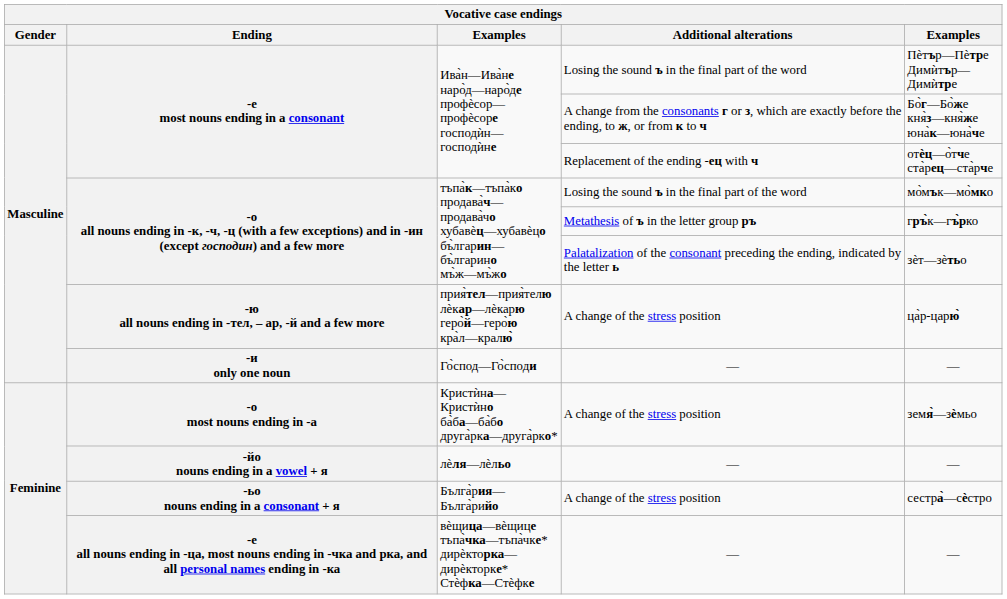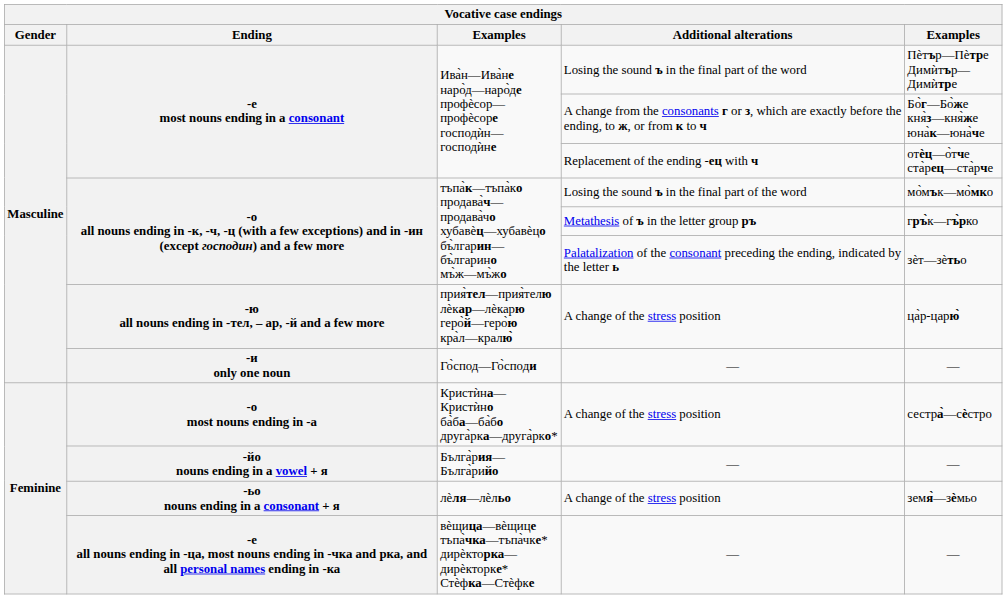(942, 414) земя̀—зѐмьо -> (950, 414) сестра̀—сѐстро
(476, 463) лѐля—лѐльо -> (473, 463) Бълга̀рия—Бълга̀рийо
(473, 498) Бълга̀рия—Бълга̀рийо -> (476, 498) лѐля—лѐльо
(950, 498) сестра̀—сѐстро -> (942, 498) земя̀—зѐмьо
